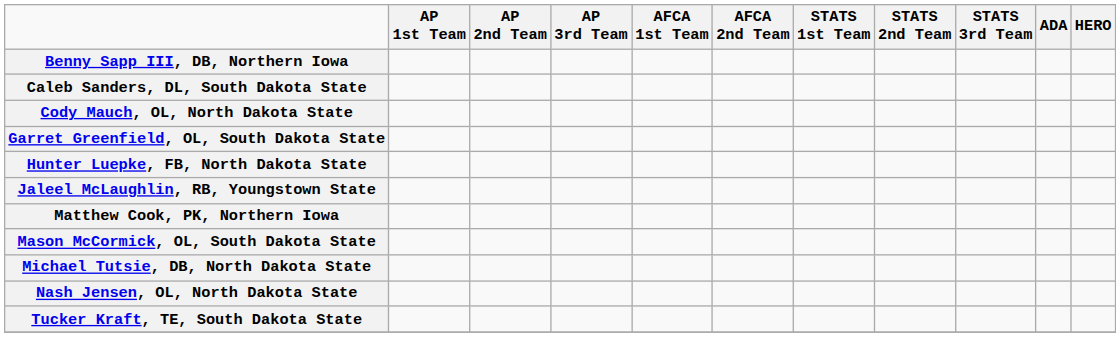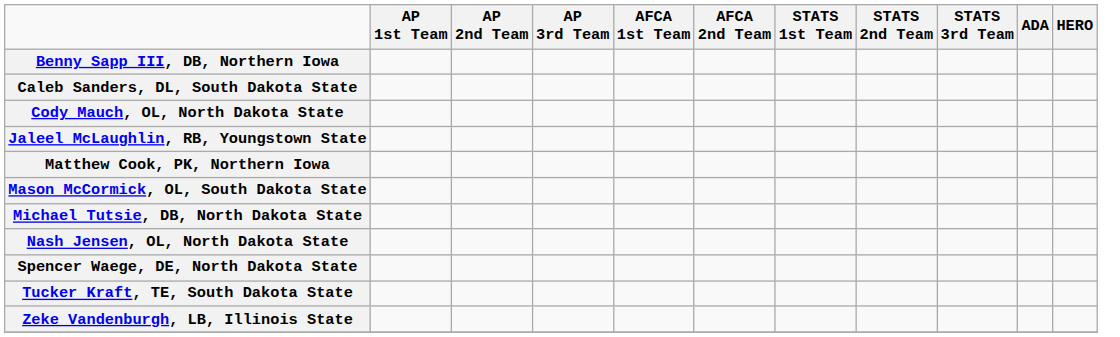- row: (197, 139)
- row: (197, 164)
+ row: (188, 267)
+ row: (188, 319)
